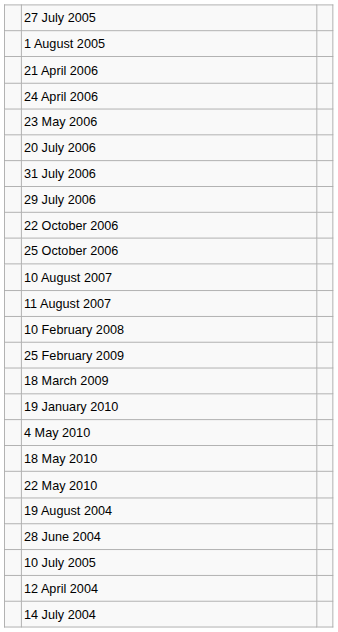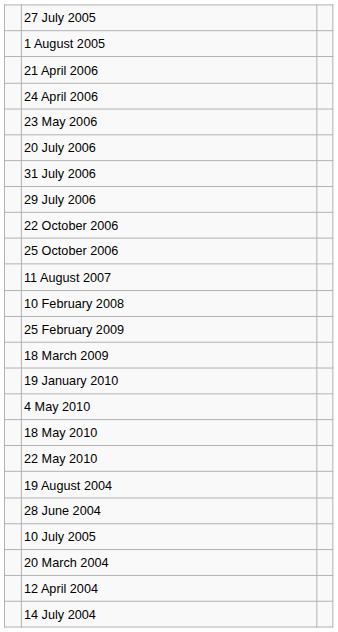- row: (68, 277)
+ row: (66, 562)
